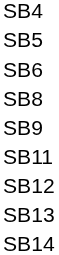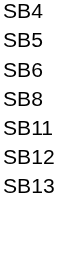- row: (23, 127)
- row: (29, 244)
